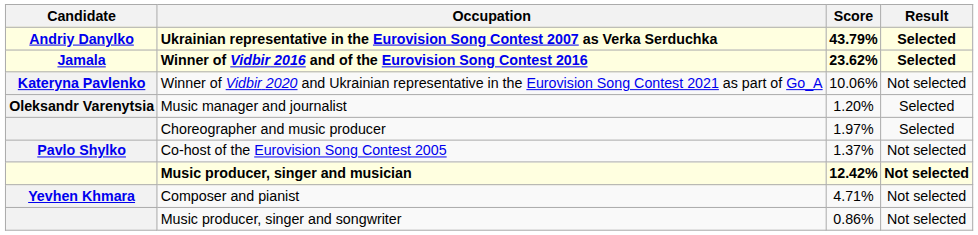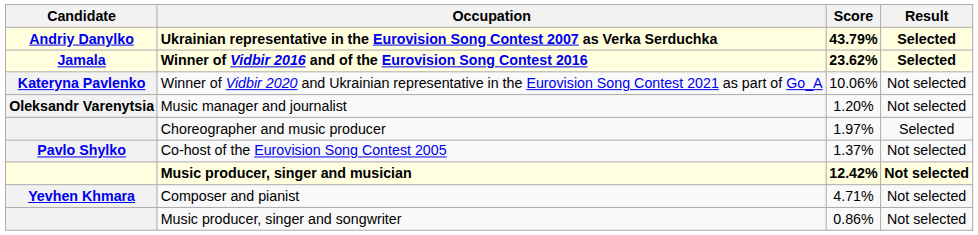(927, 106) Selected -> (927, 106) Not selected
